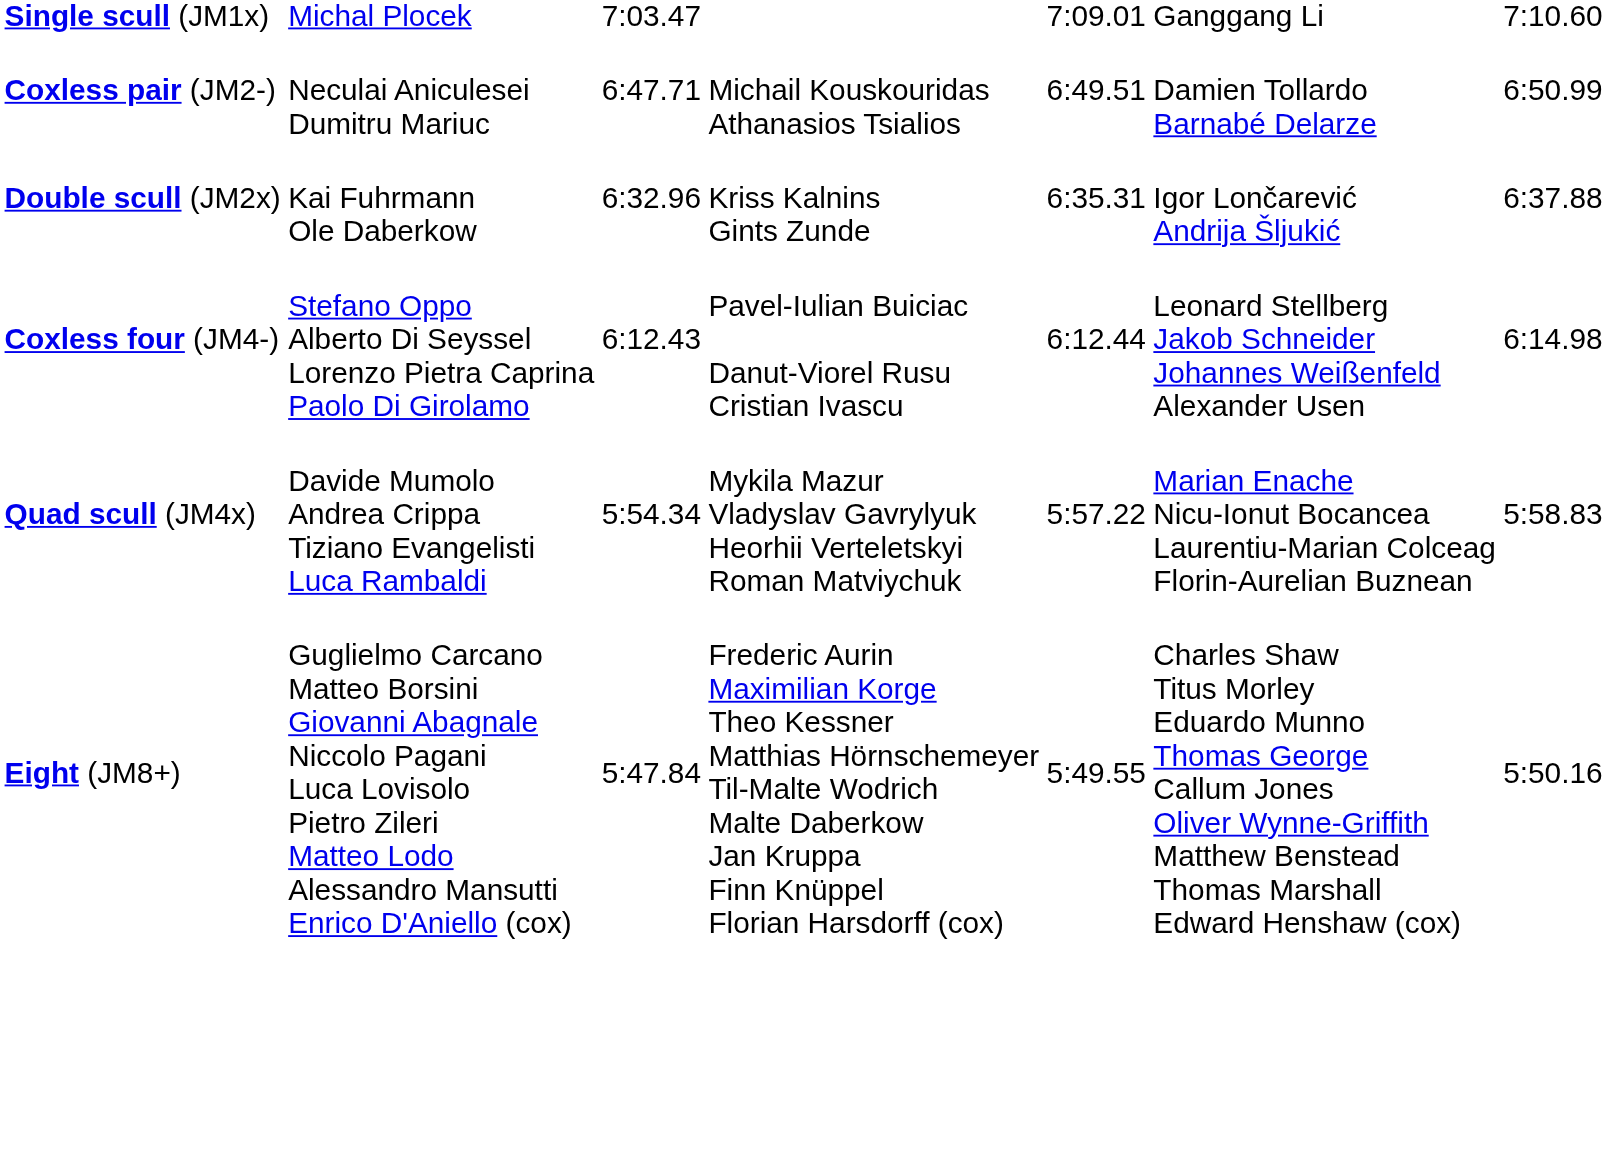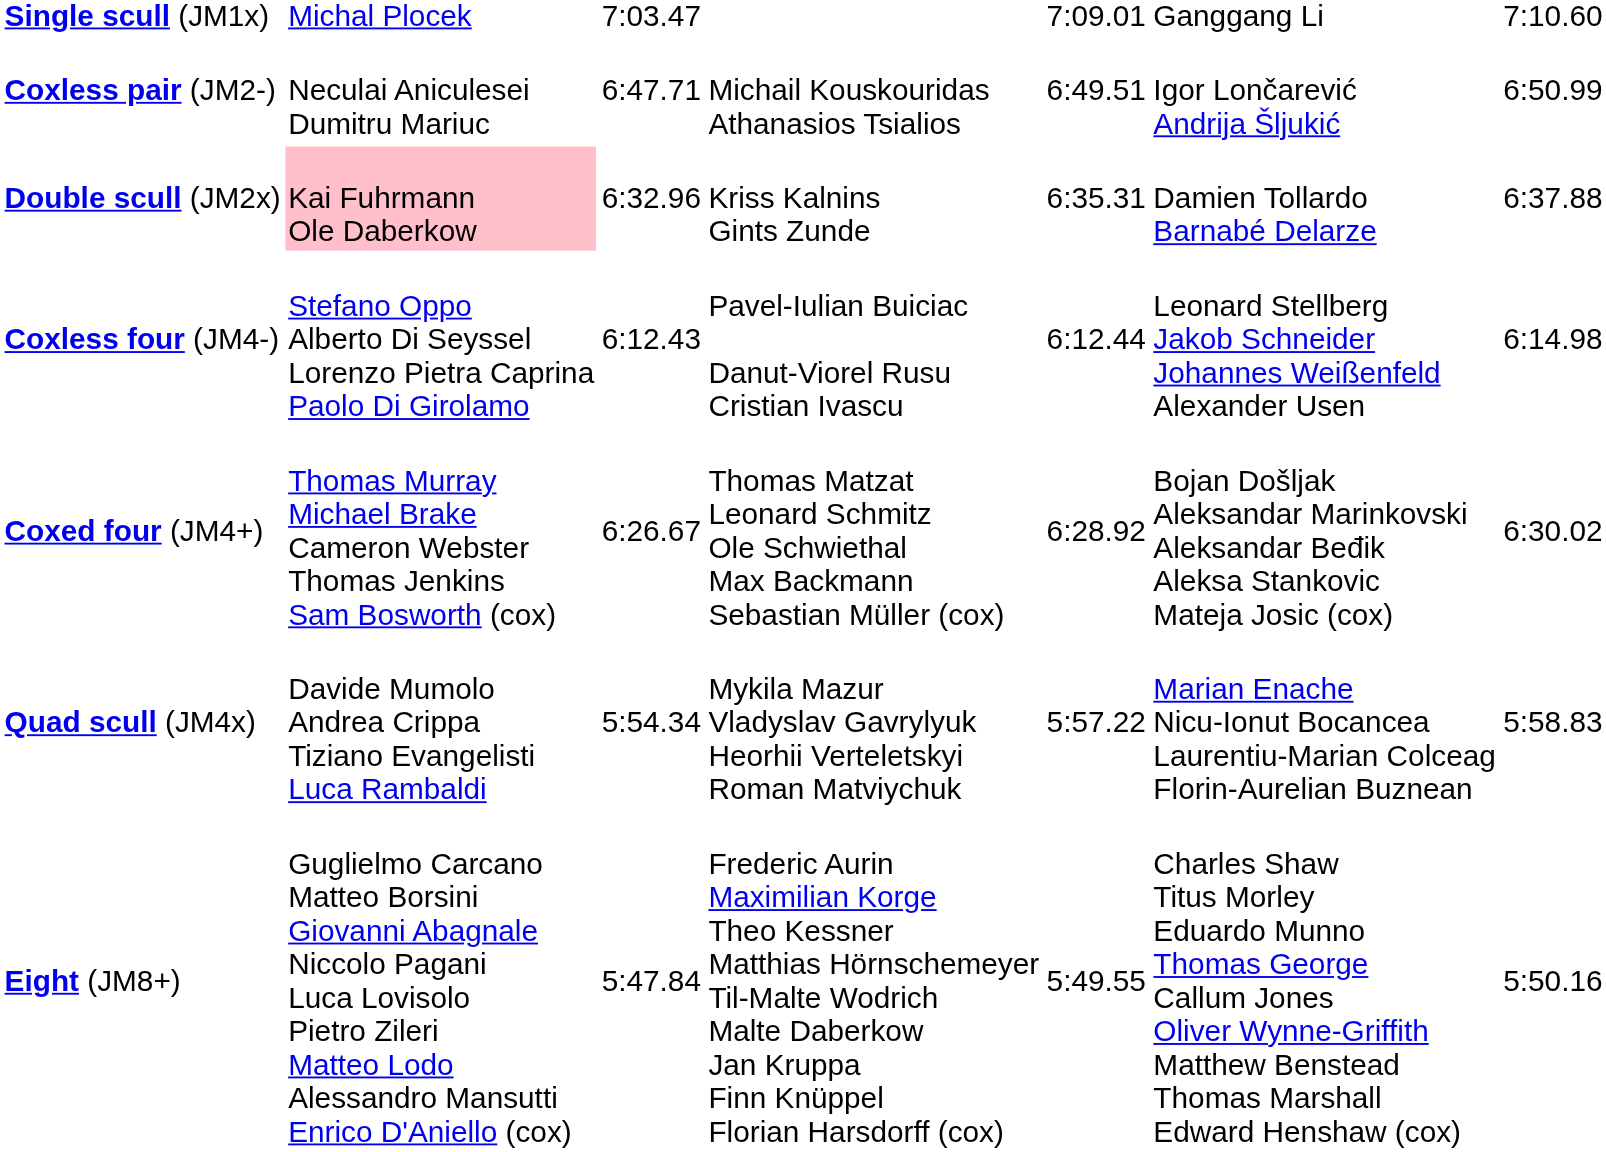(1265, 107) Damien Tollardo Barnabé Delarze -> (1255, 107) Igor Lončarević Andrija Šljukić
(382, 214) no background -> (382, 214) pink background
(1255, 214) Igor Lončarević Andrija Šljukić -> (1265, 214) Damien Tollardo Barnabé Delarze
+ row: (134, 531)
